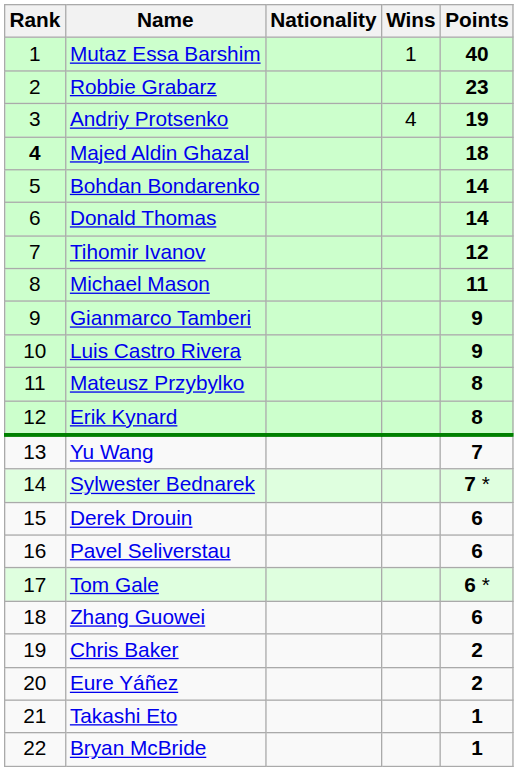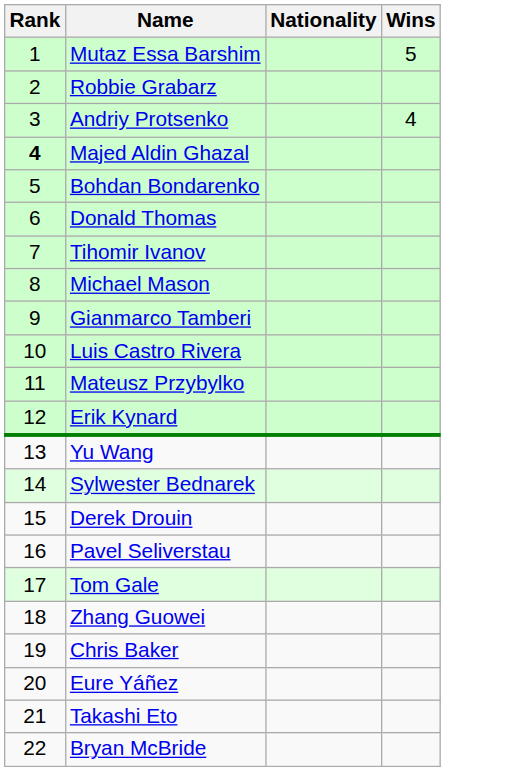- column: (477, 20)
(411, 53) 1 -> (411, 53) 5
